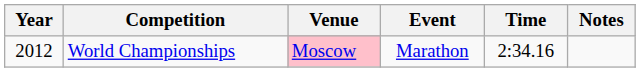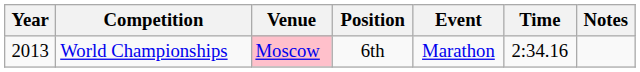+ column: (373, 20)
(34, 51) 2012 -> (30, 51) 2013
